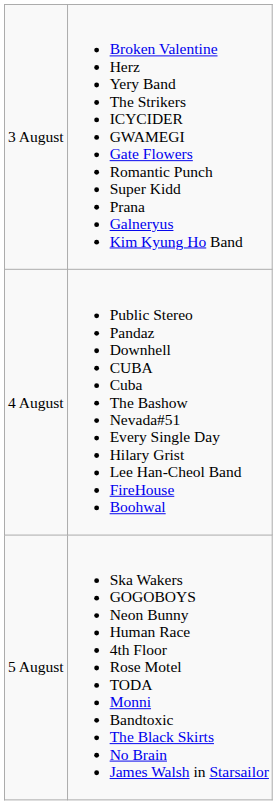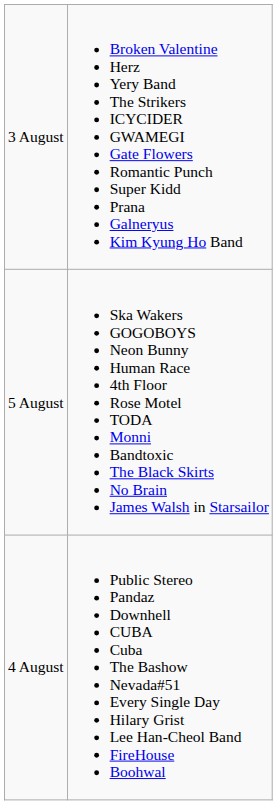rows swapped: (36, 402) <-> (36, 667)
